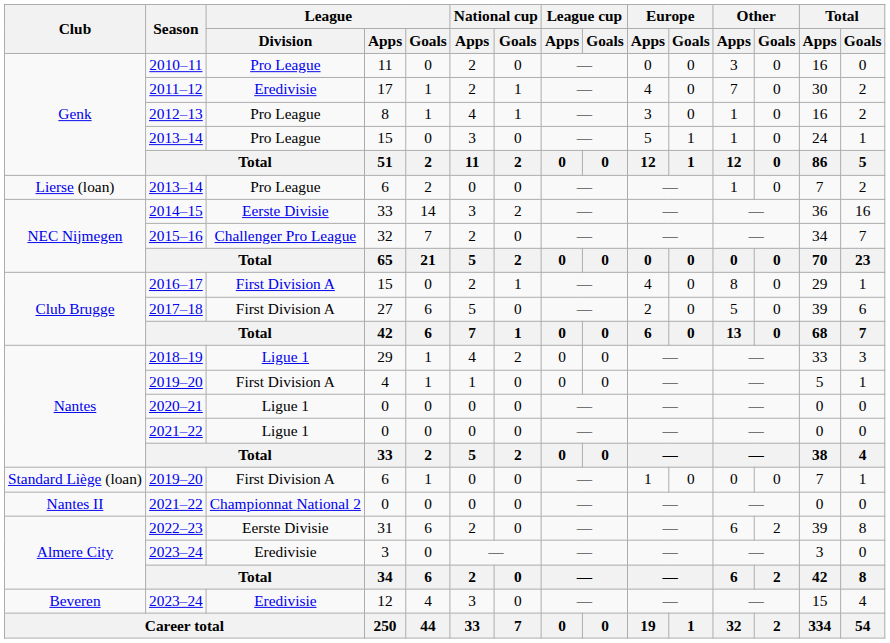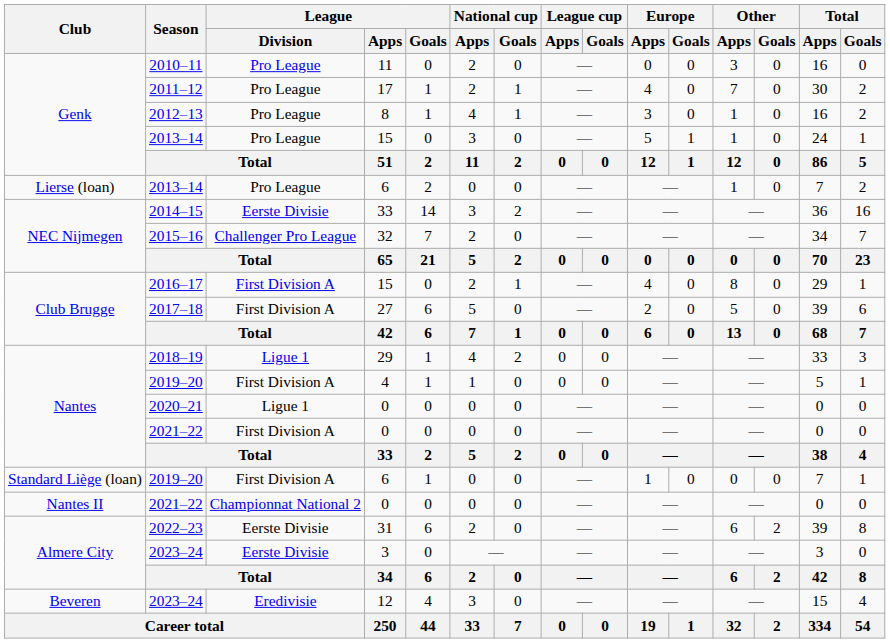(285, 89) Eredivisie -> (285, 89) Pro League
(285, 430) Ligue 1 -> (285, 430) First Division A
(285, 552) Eredivisie -> (285, 552) Eerste Divisie
